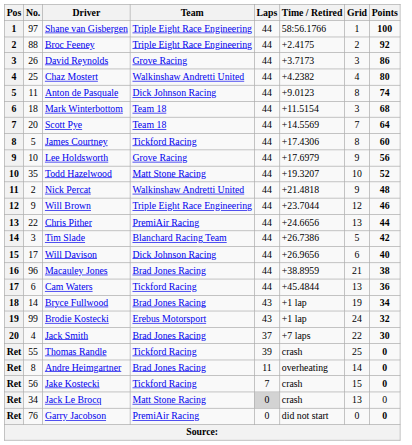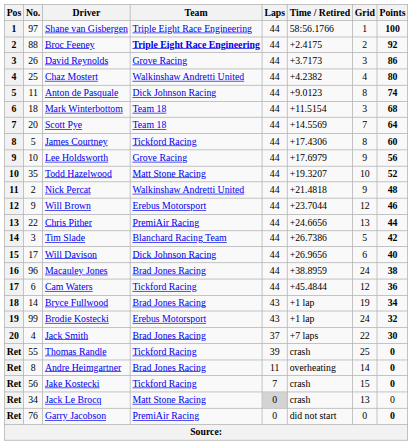(192, 45) normal -> (196, 45) bold
(192, 206) Triple Eight Race Engineering -> (169, 206) Erebus Motorsport
(357, 271) 21 -> (365, 271) 24
(357, 287) 13 -> (365, 287) 12
